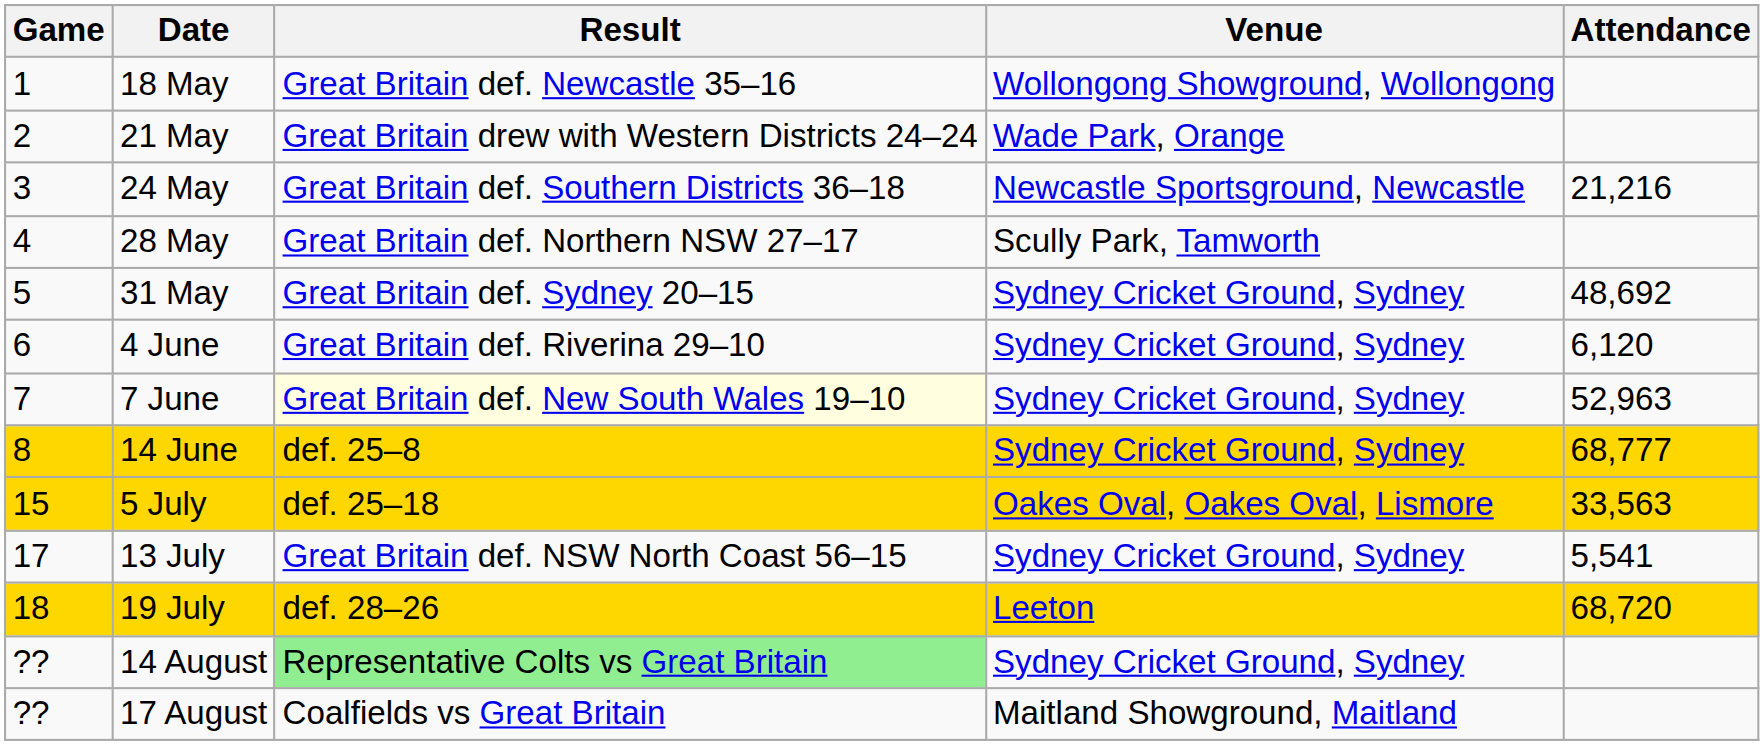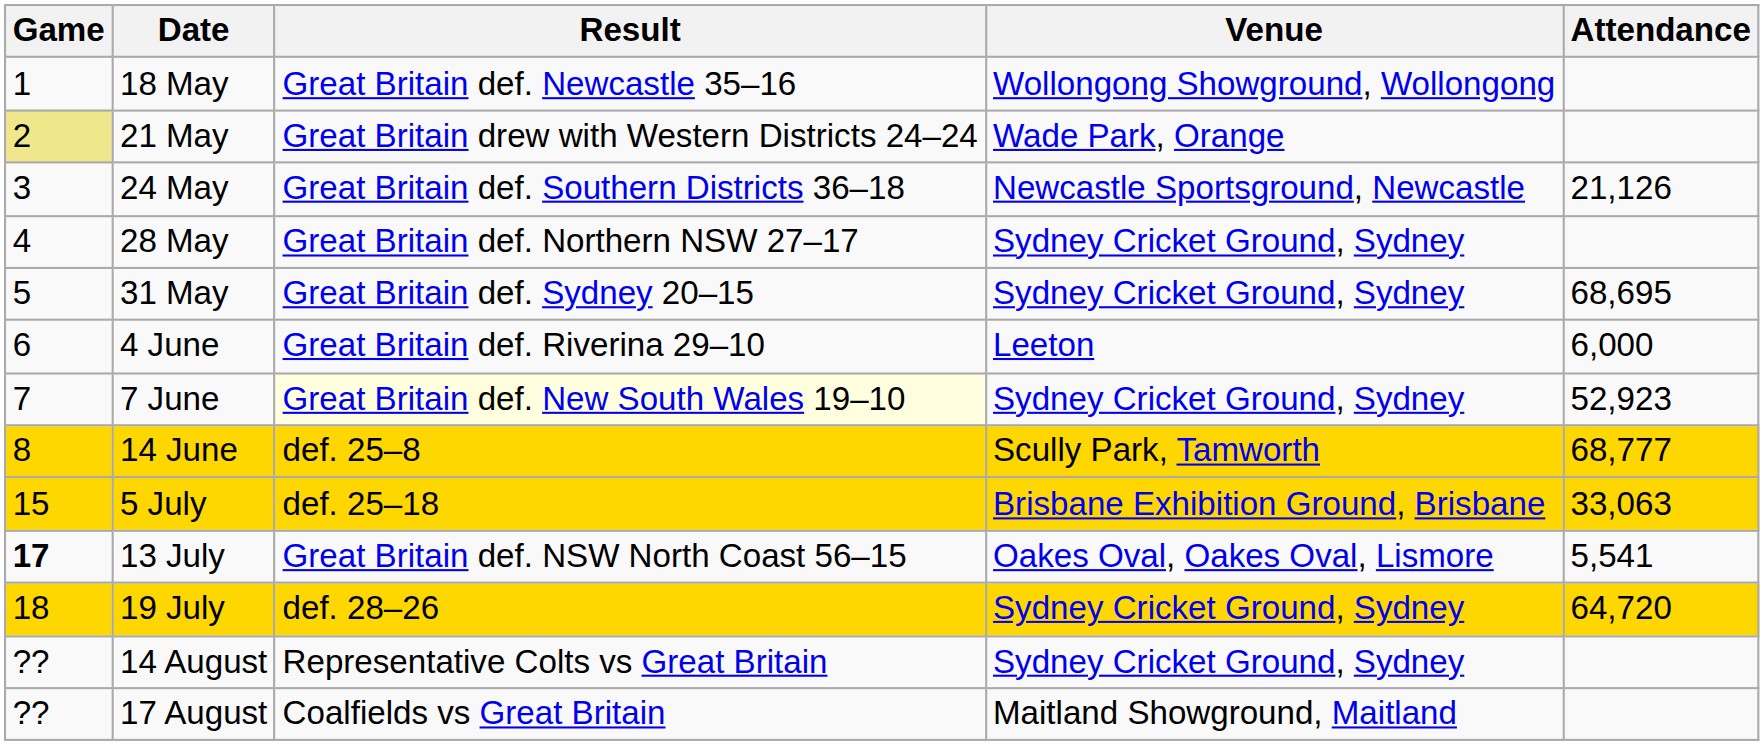(22, 135) no background -> (22, 135) khaki background
(1621, 188) 21,216 -> (1621, 188) 21,126
(1157, 240) Scully Park, Tamworth -> (1229, 240) Sydney Cricket Ground, Sydney
(1621, 293) 48,692 -> (1621, 293) 68,695
(1229, 345) Sydney Cricket Ground, Sydney -> (1044, 345) Leeton
(1612, 345) 6,120 -> (1612, 345) 6,000
(1621, 398) 52,963 -> (1621, 398) 52,923
(1229, 450) Sydney Cricket Ground, Sydney -> (1157, 450) Scully Park, Tamworth
(1243, 503) Oakes Oval, Oakes Oval, Lismore -> (1269, 503) Brisbane Exhibition Ground, Brisbane
(1621, 503) 33,563 -> (1621, 503) 33,063
(31, 556) normal -> (31, 556) bold
(1229, 556) Sydney Cricket Ground, Sydney -> (1243, 556) Oakes Oval, Oakes Oval, Lismore
(1044, 608) Leeton -> (1229, 608) Sydney Cricket Ground, Sydney
(1621, 608) 68,720 -> (1621, 608) 64,720
(555, 661) lightgreen background -> (555, 661) no background
